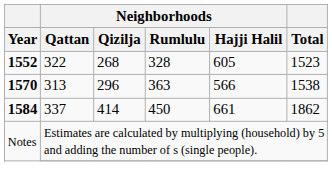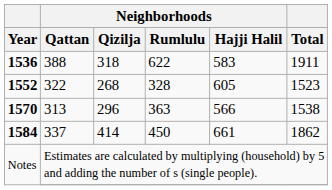+ row: (23, 62)
